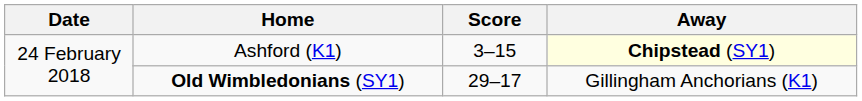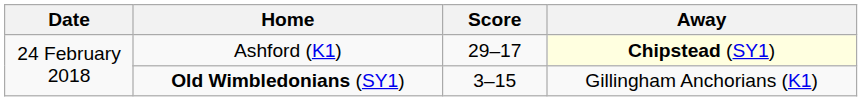(495, 50) 3–15 -> (495, 50) 29–17
(495, 80) 29–17 -> (495, 80) 3–15
